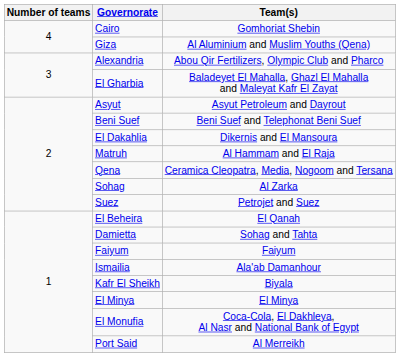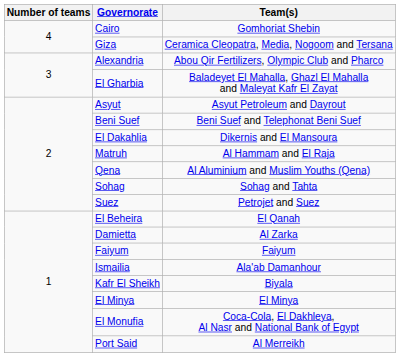(279, 45) Al Aluminium and Muslim Youths (Qena) -> (279, 45) Ceramica Cleopatra, Media, Nogoom and Tersana
(279, 170) Ceramica Cleopatra, Media, Nogoom and Tersana -> (279, 170) Al Aluminium and Muslim Youths (Qena)
(279, 186) Al Zarka -> (279, 186) Sohag and Tahta
(279, 235) Sohag and Tahta -> (279, 235) Al Zarka
